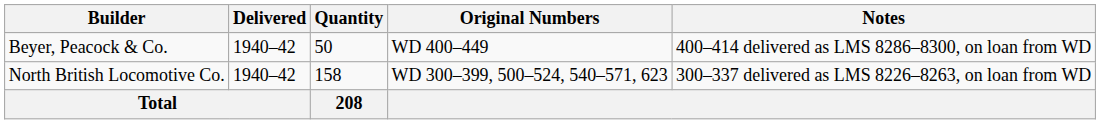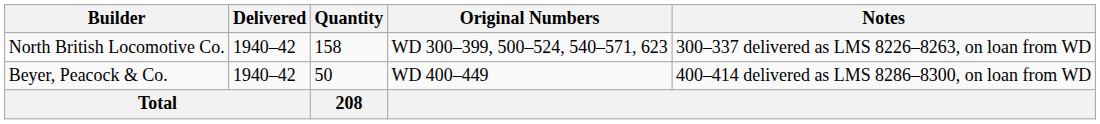rows swapped: (117, 75) <-> (88, 47)
